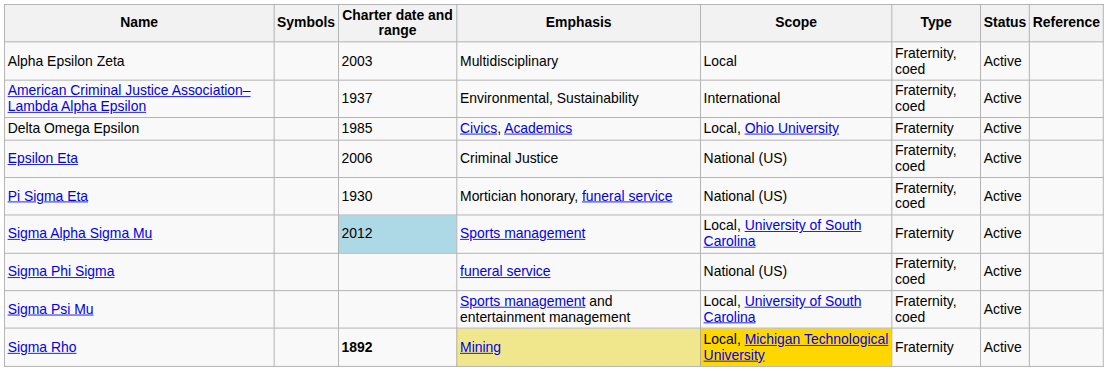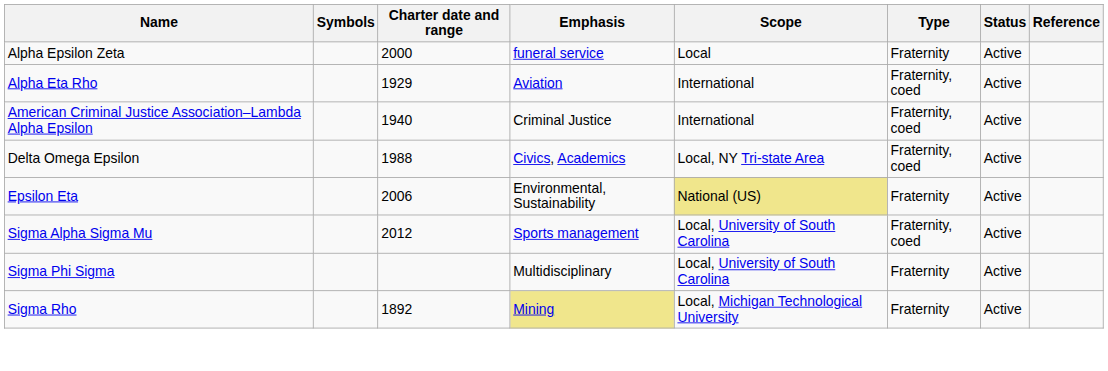(357, 61) 2003 -> (397, 53) 2000
(509, 61) Multidisciplinary -> (559, 53) funeral service
(926, 61) Fraternity, coed -> (920, 53) Fraternity
+ row: (53, 83)
(357, 98) 1937 -> (397, 120) 1940
(549, 98) Environmental, Sustainability -> (562, 120) Criminal Justice
(357, 128) 1985 -> (397, 158) 1988
(771, 128) Local, Ohio University -> (751, 158) Local, NY Tri-state Area
(924, 128) Fraternity -> (921, 158) Fraternity, coed
(509, 158) Criminal Justice -> (560, 196) Environmental, Sustainability
(745, 158) no background -> (719, 196) khaki background
(926, 158) Fraternity, coed -> (920, 196) Fraternity
- row: (48, 196)
(357, 234) lightblue background -> (397, 234) no background
(924, 234) Fraternity -> (921, 234) Fraternity, coed
(505, 271) funeral service -> (562, 271) Multidisciplinary
(745, 271) National (US) -> (756, 271) Local, University of South Carolina
(926, 271) Fraternity, coed -> (920, 271) Fraternity
- row: (51, 309)
(357, 347) bold -> (397, 309) normal
(796, 347) gold background -> (770, 309) no background
